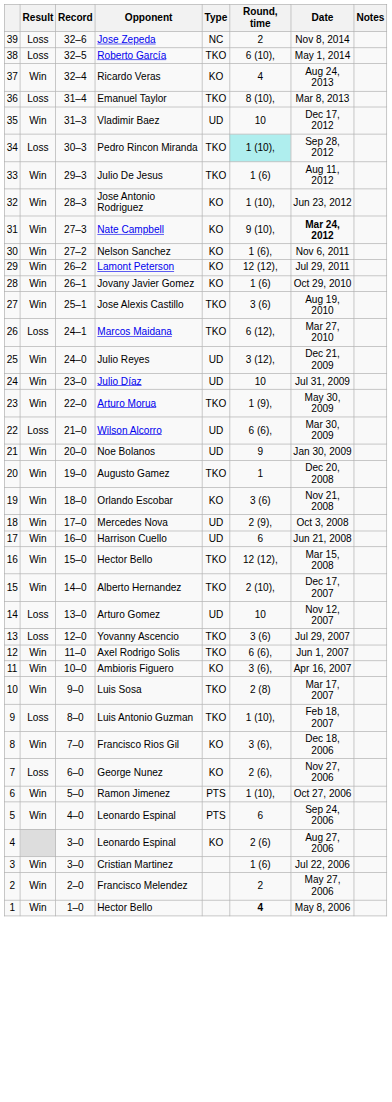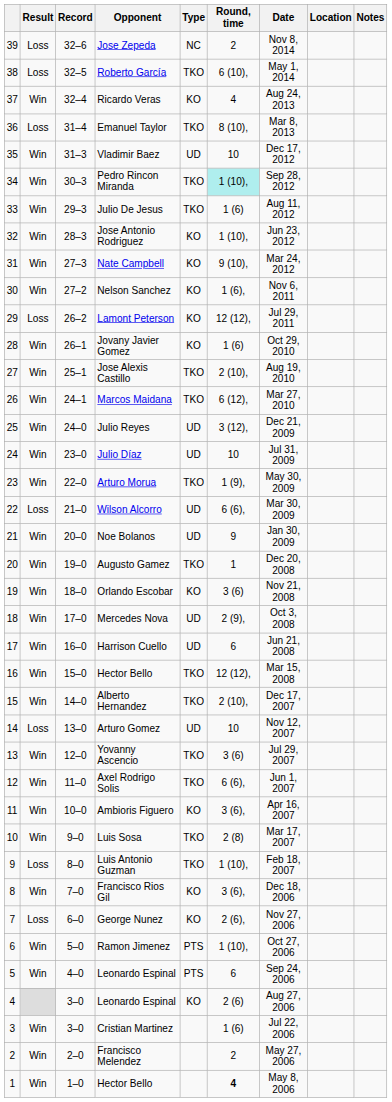+ column: (331, 18)
(38, 148) Loss -> (38, 182) Win
(323, 230) bold -> (283, 264) normal
(38, 267) Win -> (38, 318) Loss
(260, 305) 3 (6) -> (233, 373) 2 (10),
(38, 332) Loss -> (38, 400) Win
(38, 636) Loss -> (38, 755) Win
